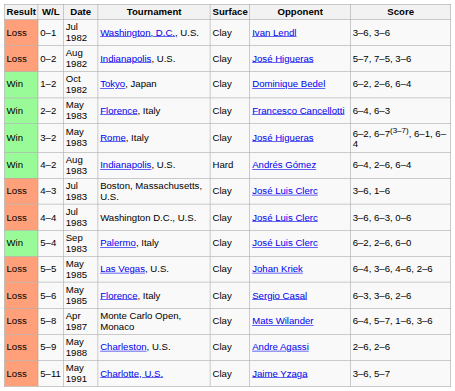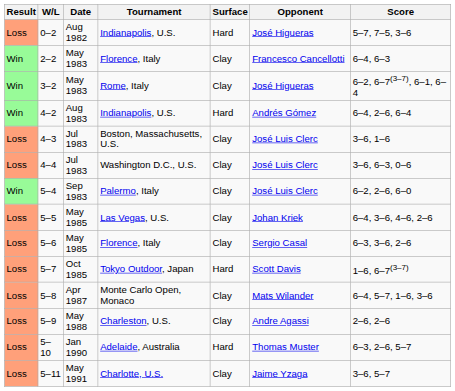- row: (48, 32)
(222, 58) Clay -> (223, 32) Hard
- row: (48, 84)
+ row: (48, 269)
+ row: (46, 347)
